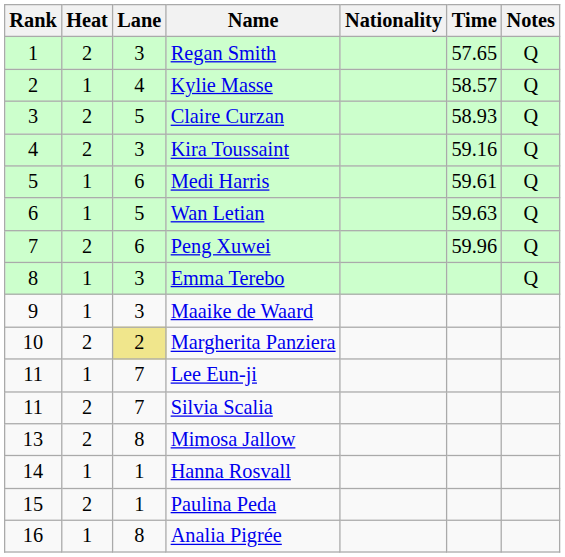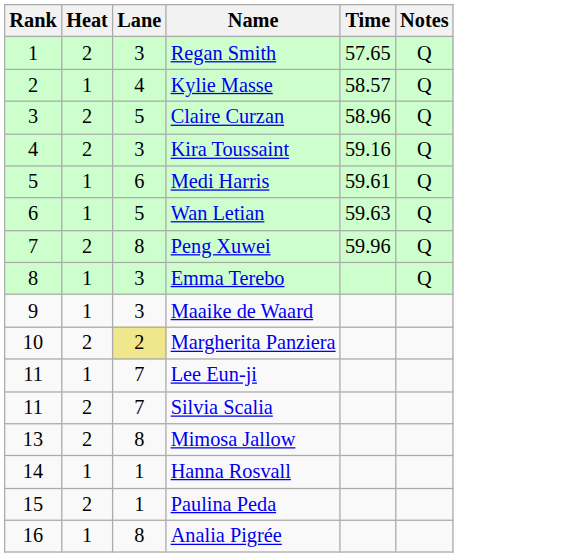- column: (394, 20)
(474, 117) 58.93 -> (368, 117) 58.96
(139, 246) 6 -> (139, 246) 8
